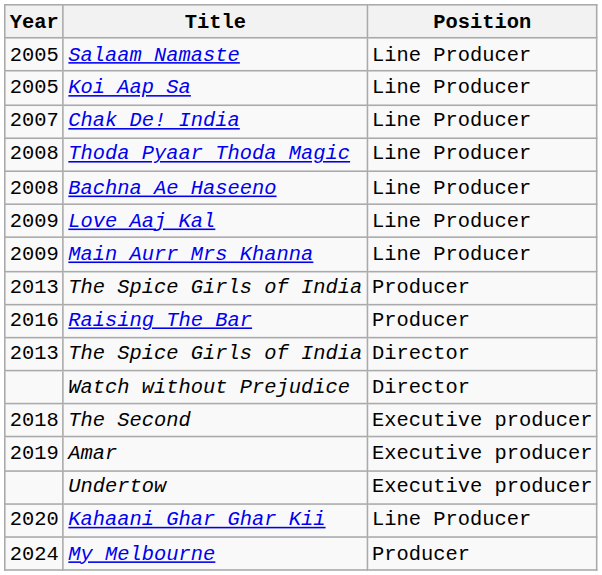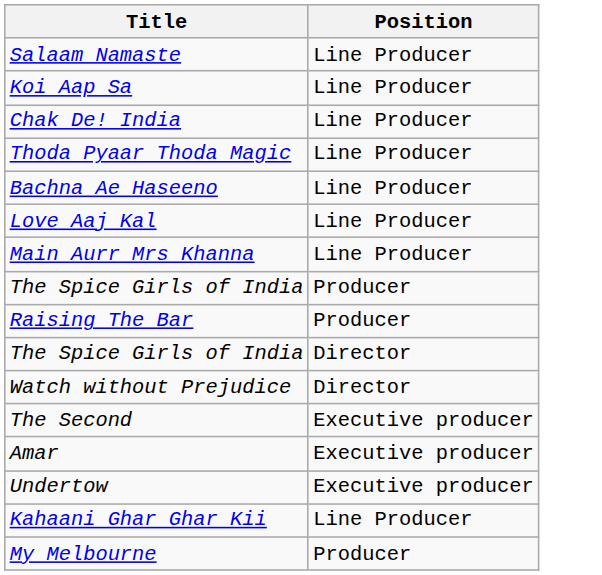- column: (34, 21)
